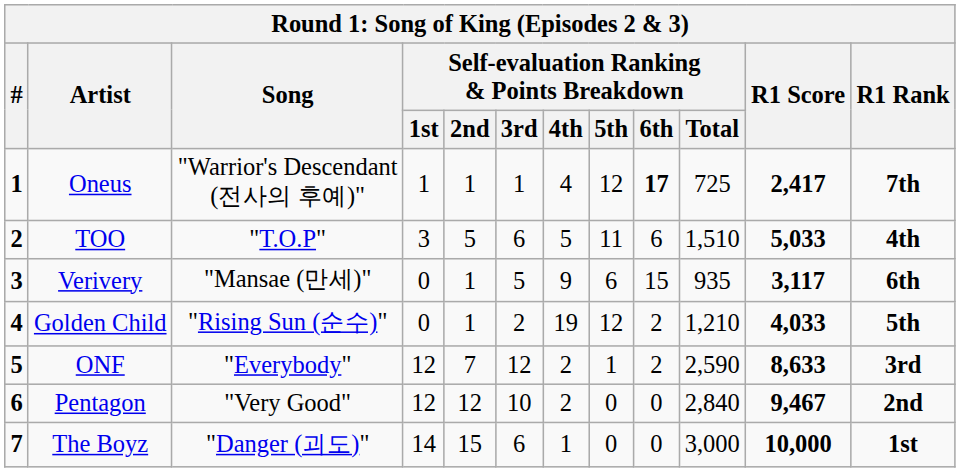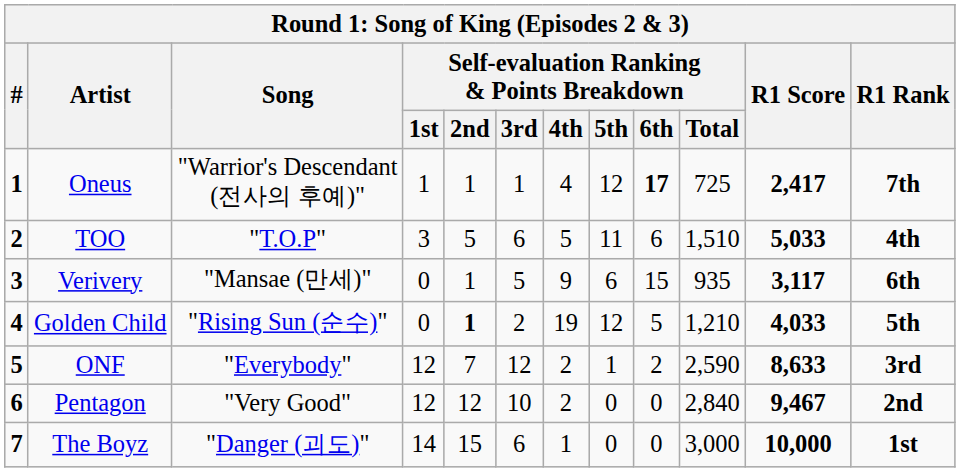(470, 323) normal -> (470, 323) bold
(656, 323) 2 -> (656, 323) 5
